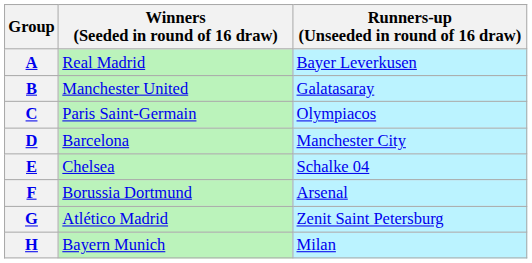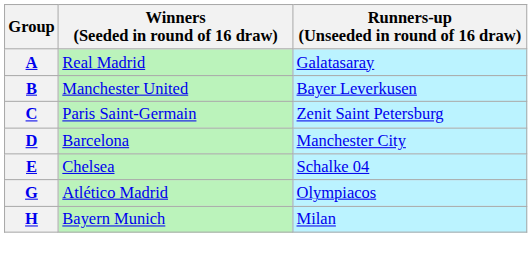(357, 62) Bayer Leverkusen -> (335, 62) Galatasaray
(335, 88) Galatasaray -> (357, 88) Bayer Leverkusen
(336, 114) Olympiacos -> (370, 114) Zenit Saint Petersburg
- row: (32, 192)
(370, 219) Zenit Saint Petersburg -> (336, 192) Olympiacos
